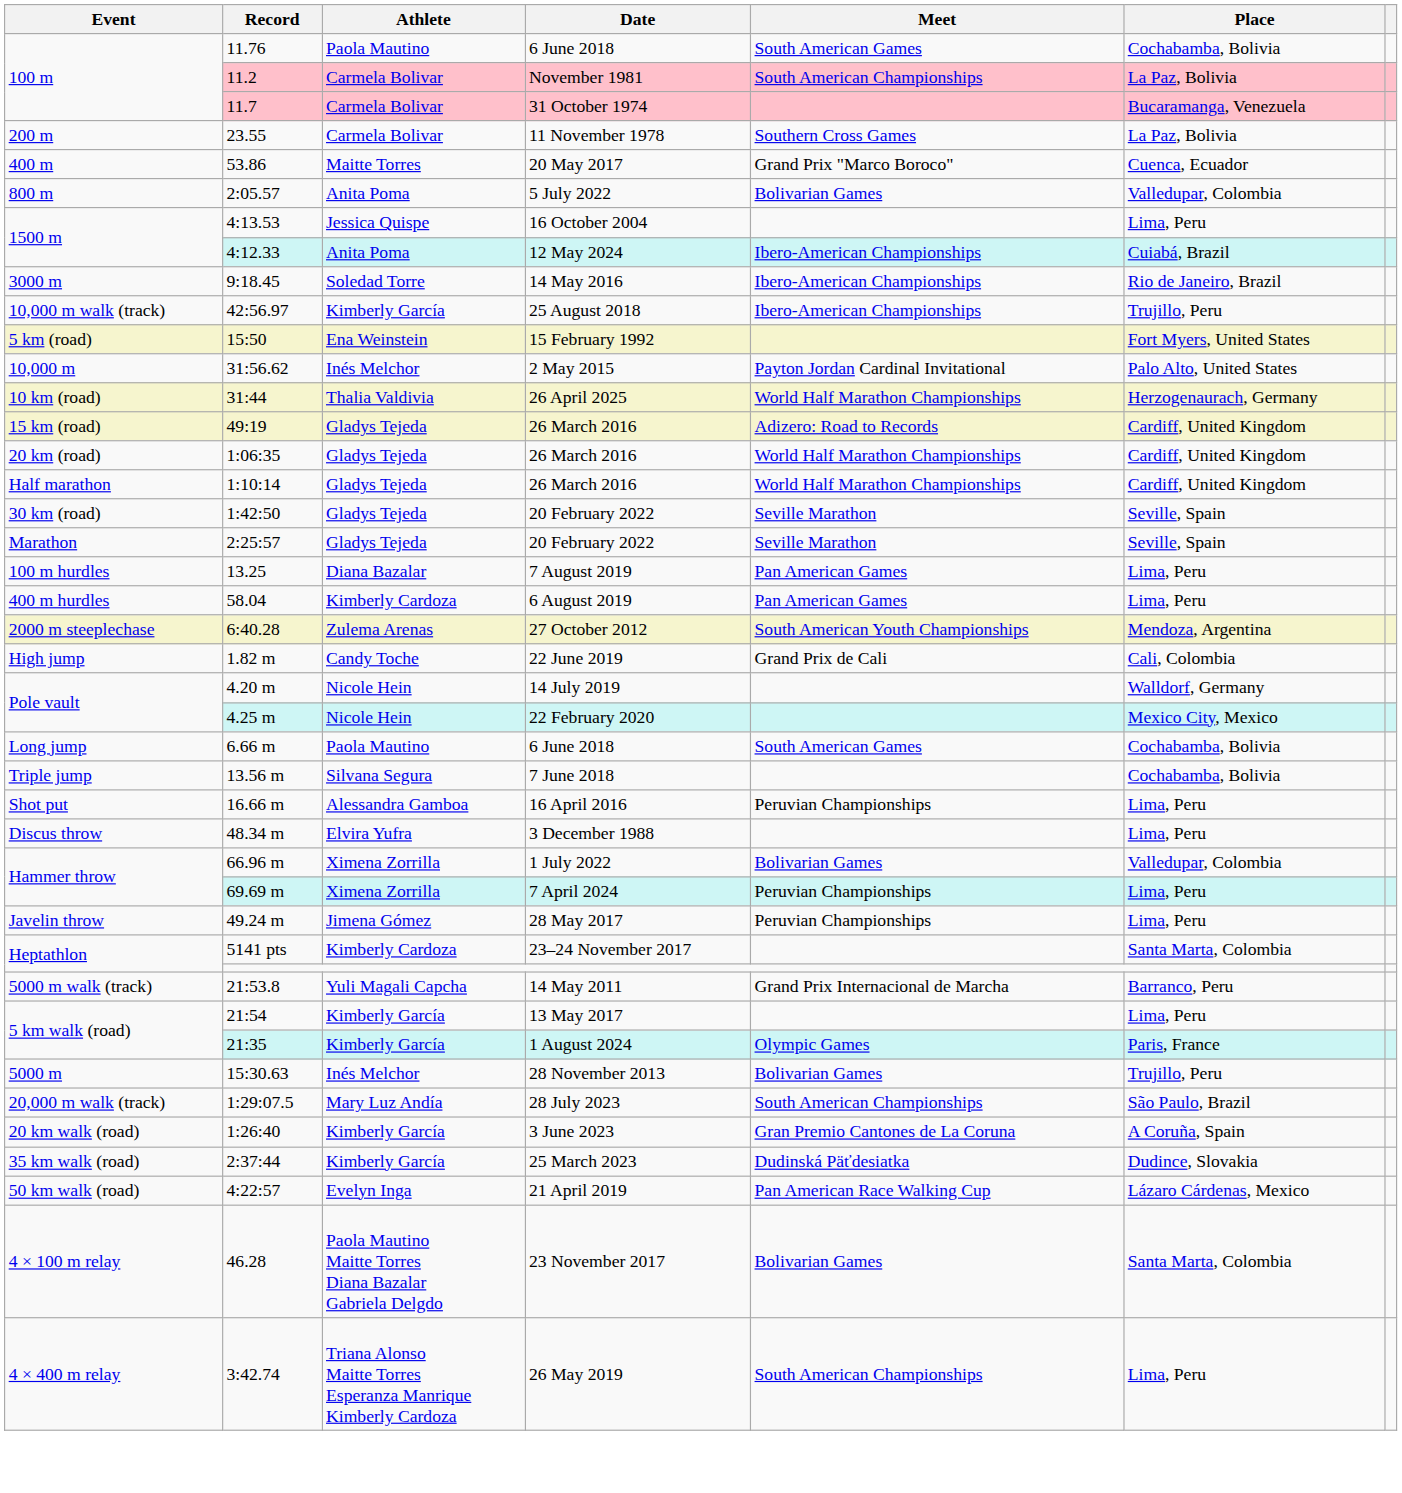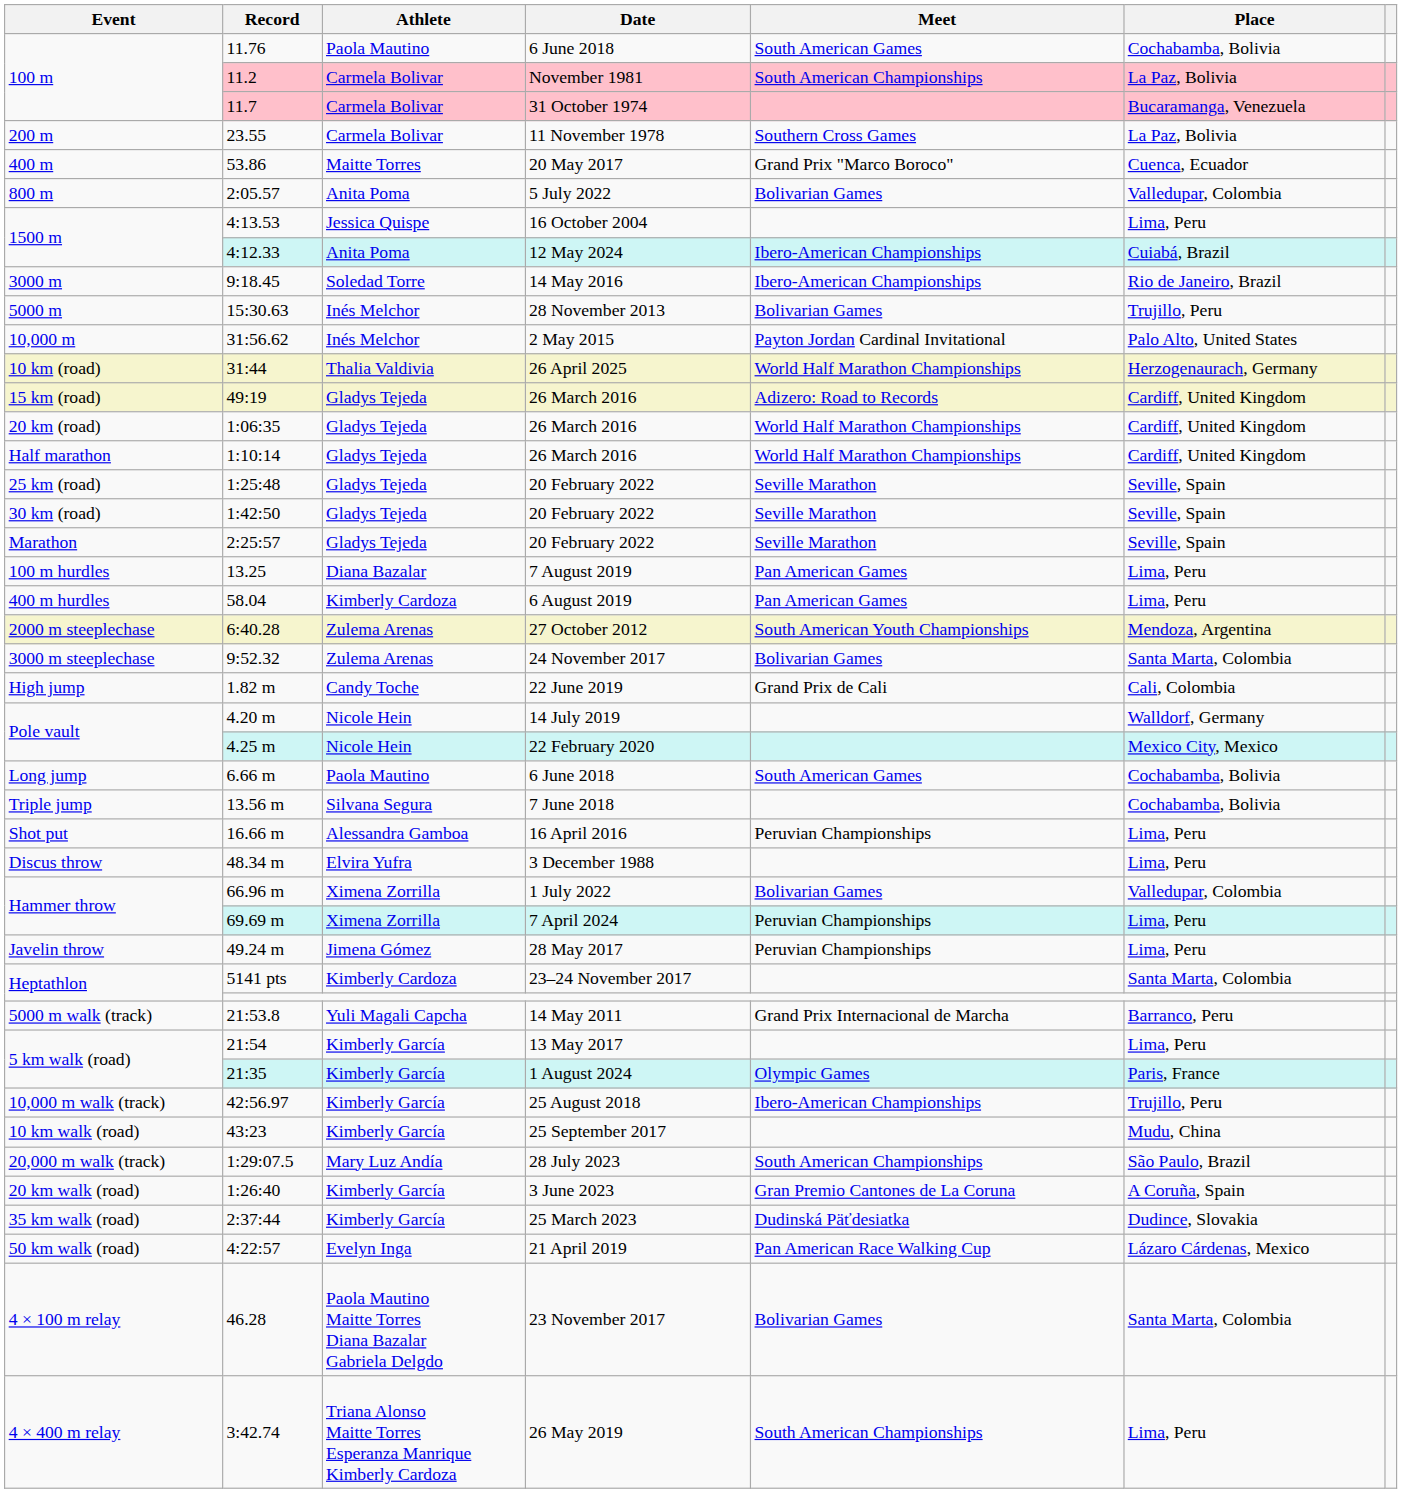rows swapped: (258, 1074) <-> (258, 309)
- row: (247, 339)
+ row: (253, 484)
+ row: (253, 658)
+ row: (247, 1132)
